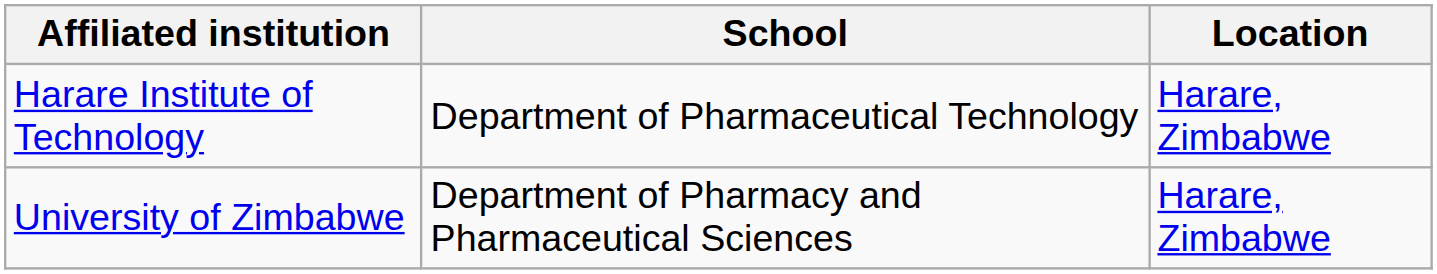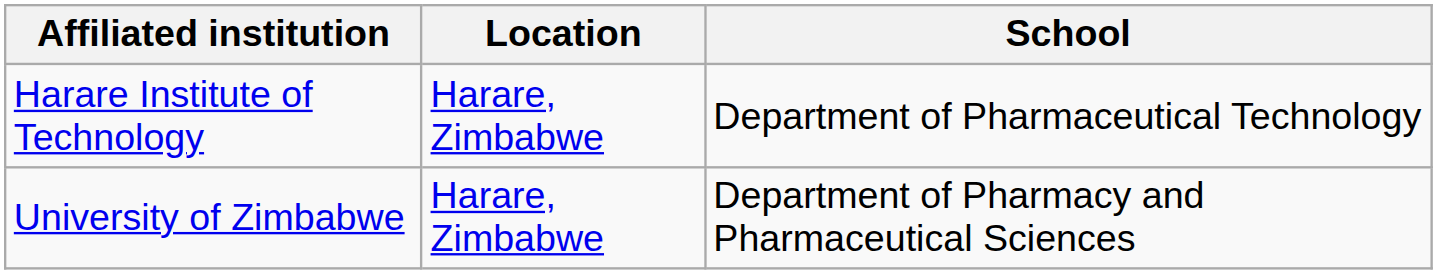columns swapped: (785, 34) <-> (1290, 34)
